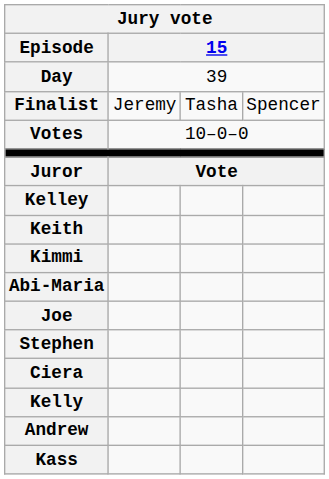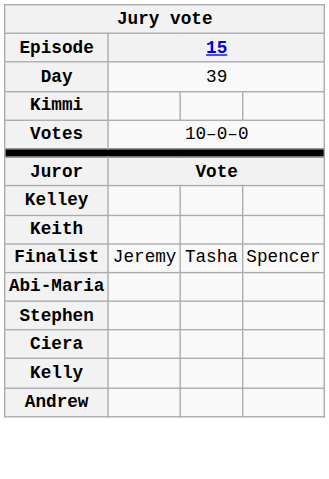rows swapped: (57, 106) <-> (57, 258)
- row: (57, 316)
- row: (57, 460)
